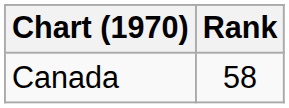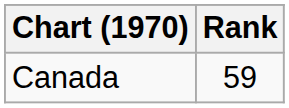(240, 77) 58 -> (240, 77) 59
